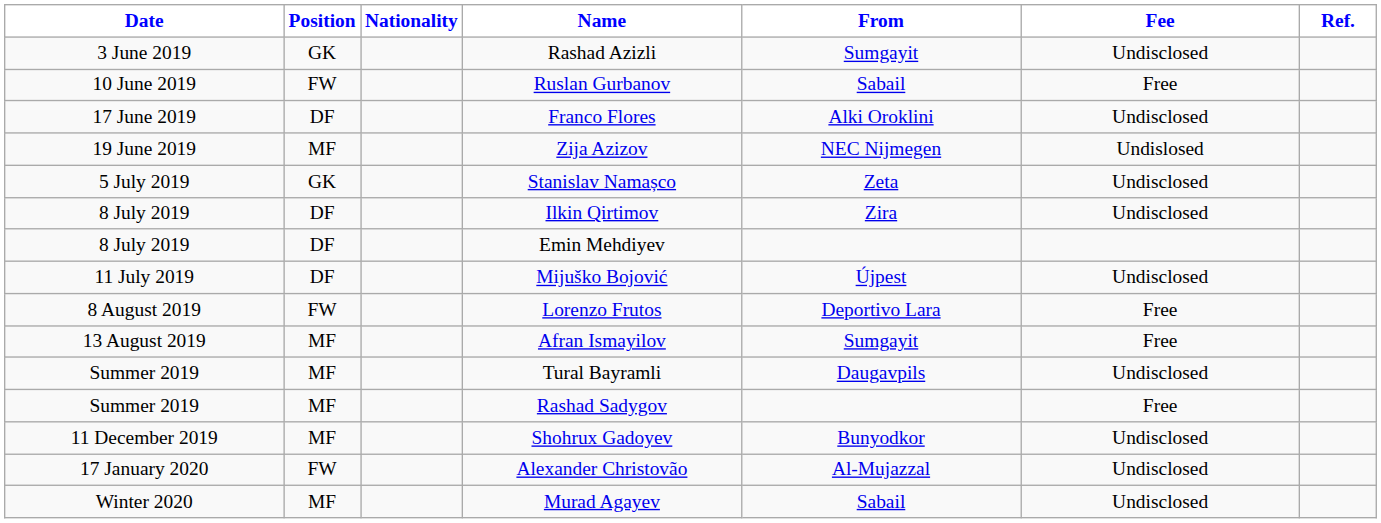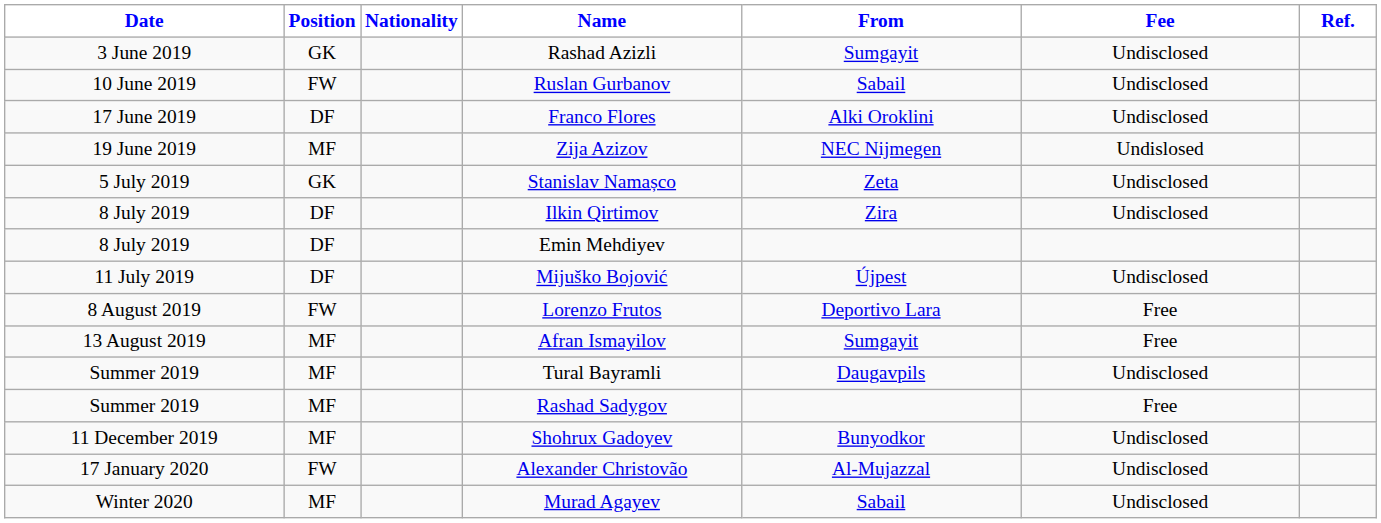(1160, 85) Free -> (1160, 85) Undisclosed
